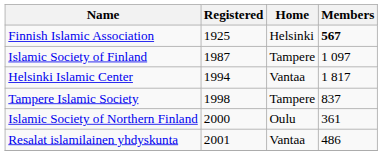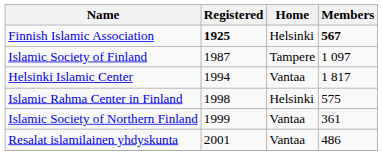(217, 35) normal -> (217, 35) bold
- row: (73, 98)
+ row: (95, 98)
(217, 119) 2000 -> (217, 119) 1999
(283, 119) Oulu -> (287, 119) Vantaa
